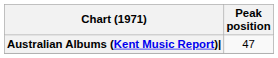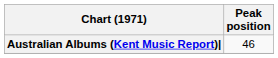(249, 44) 47 -> (249, 44) 46
